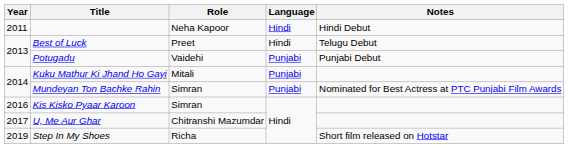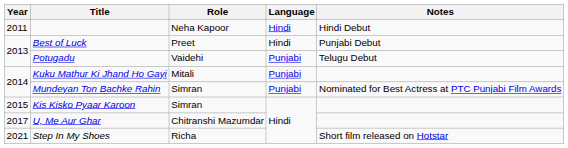(348, 43) Telugu Debut -> (350, 43) Punjabi Debut
(350, 58) Punjabi Debut -> (348, 58) Telugu Debut
(17, 105) 2016 -> (17, 105) 2015
(17, 136) 2019 -> (17, 136) 2021
